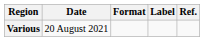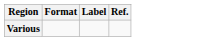- column: (76, 12)
